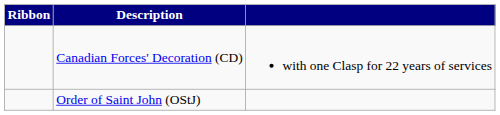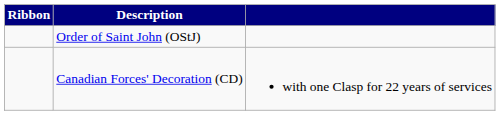rows swapped: (150, 57) <-> (128, 99)
